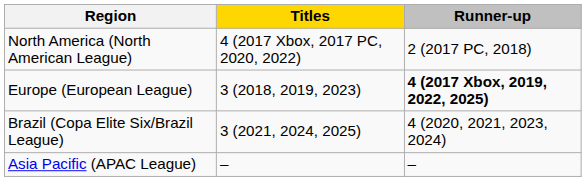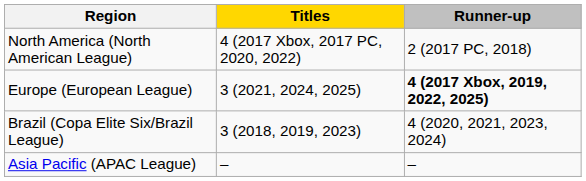(290, 90) 3 (2018, 2019, 2023) -> (290, 90) 3 (2021, 2024, 2025)
(290, 131) 3 (2021, 2024, 2025) -> (290, 131) 3 (2018, 2019, 2023)
